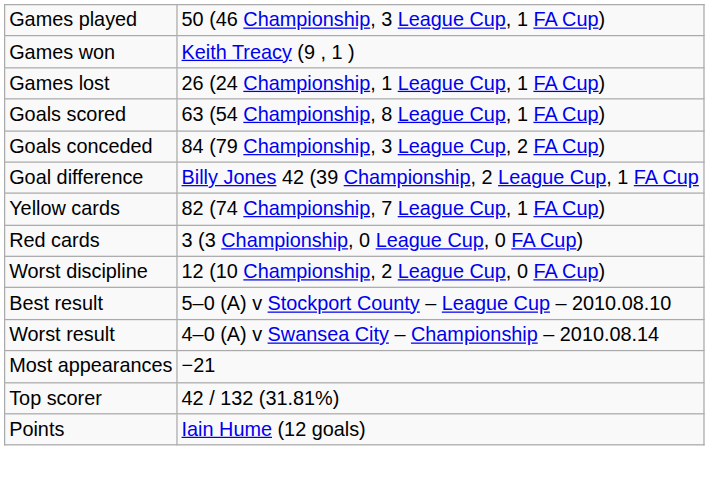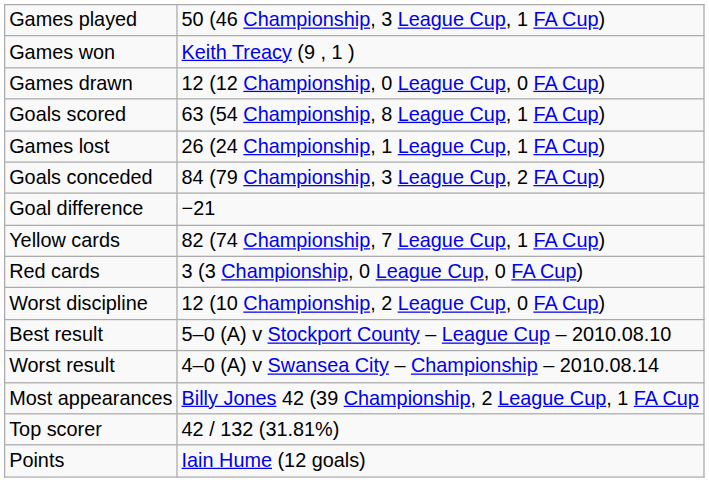+ row: (71, 83)
rows swapped: (59, 83) <-> (68, 114)
(440, 177) Billy Jones 42 (39 Championship, 2 League Cup, 1 FA Cup -> (198, 209) −21
(198, 366) −21 -> (440, 397) Billy Jones 42 (39 Championship, 2 League Cup, 1 FA Cup
